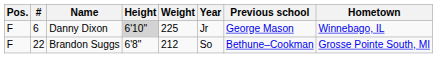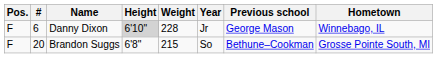(170, 28) 225 -> (170, 28) 228
(39, 45) 22 -> (39, 45) 20
(170, 45) 212 -> (170, 45) 215
